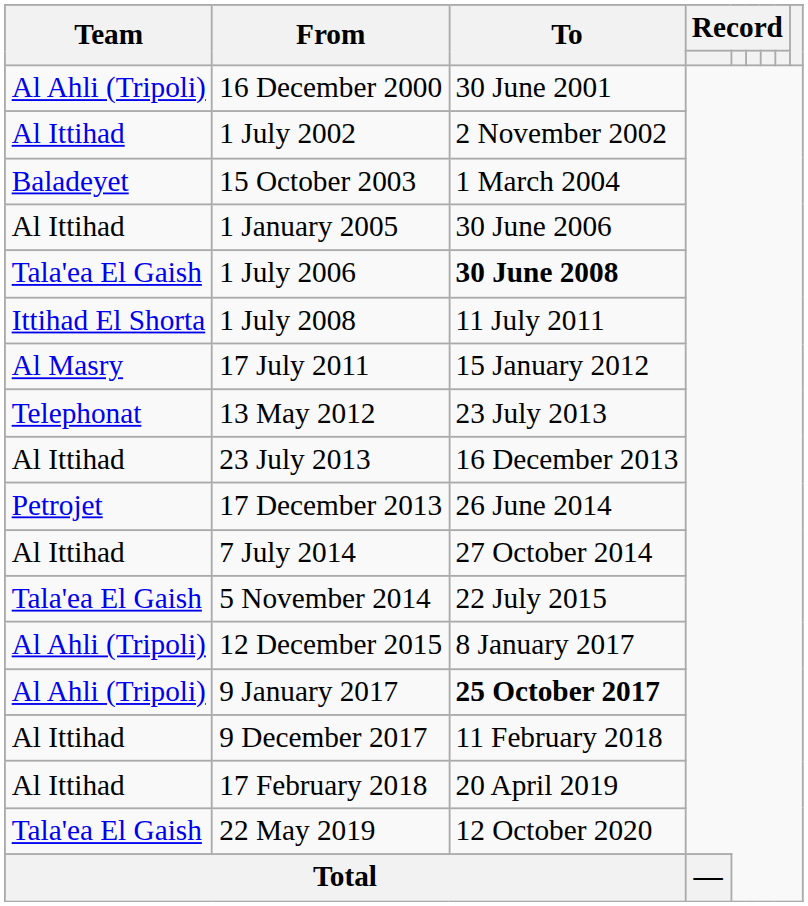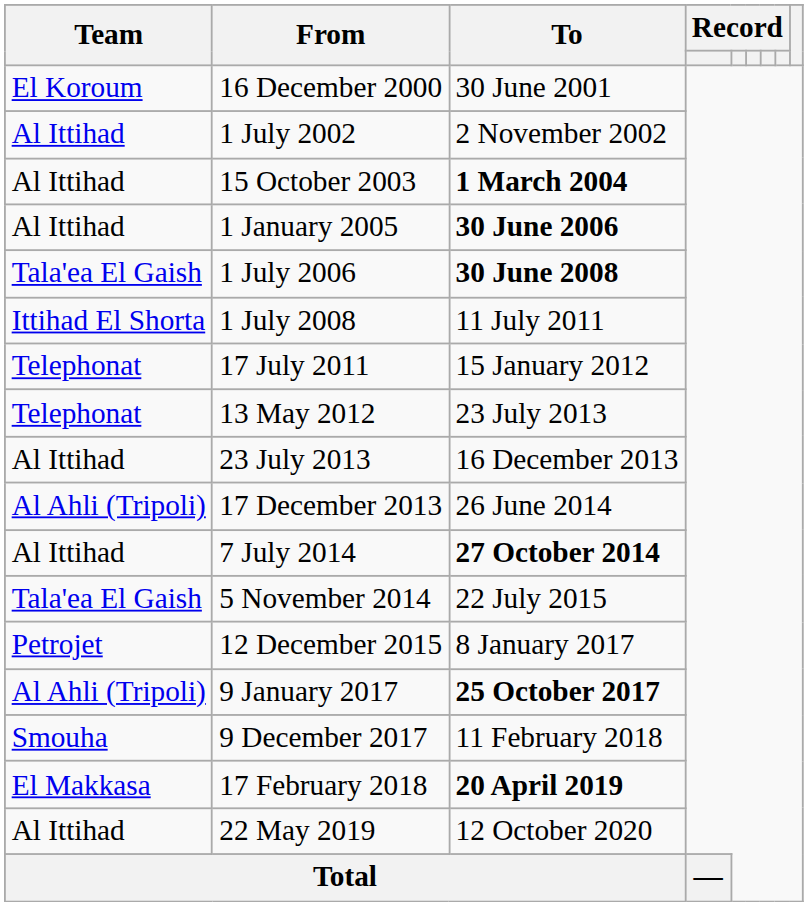(109, 87) Al Ahli (Tripoli) -> (77, 87) El Koroum
(70, 180) Baladeyet -> (68, 180) Al Ittihad
(538, 180) normal -> (542, 180) bold
(534, 226) normal -> (537, 226) bold
(67, 366) Al Masry -> (76, 366) Telephonat
(57, 505) Petrojet -> (109, 505) Al Ahli (Tripoli)
(554, 552) normal -> (558, 552) bold
(109, 644) Al Ahli (Tripoli) -> (57, 644) Petrojet
(68, 737) Al Ittihad -> (60, 737) Smouha
(68, 784) Al Ittihad -> (81, 784) El Makkasa
(537, 784) normal -> (539, 784) bold
(107, 830) Tala'ea El Gaish -> (68, 830) Al Ittihad
